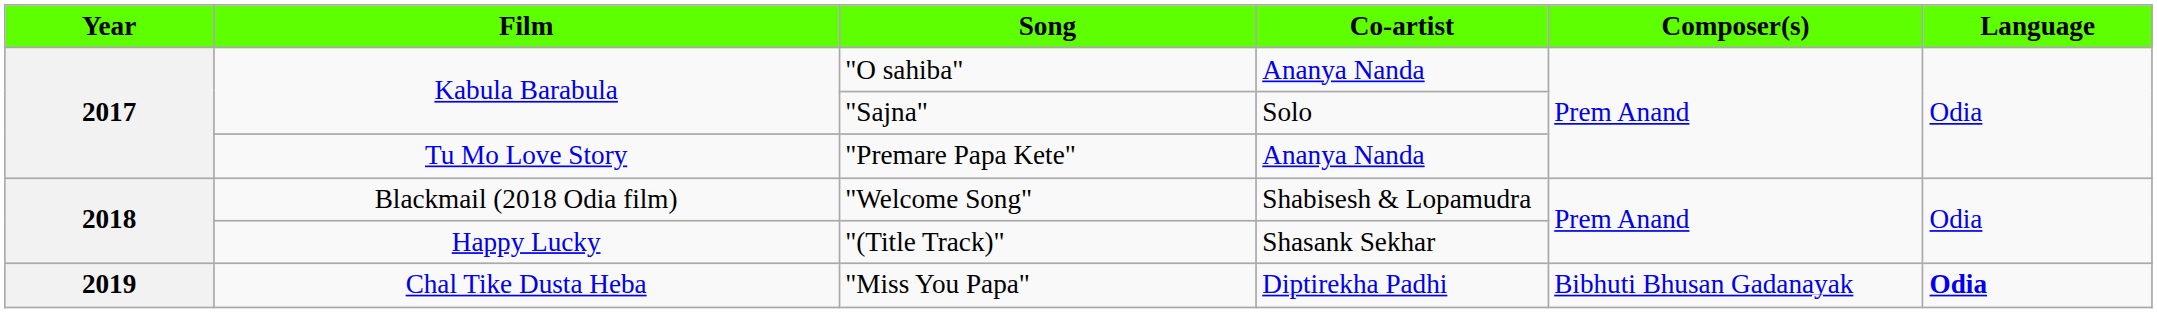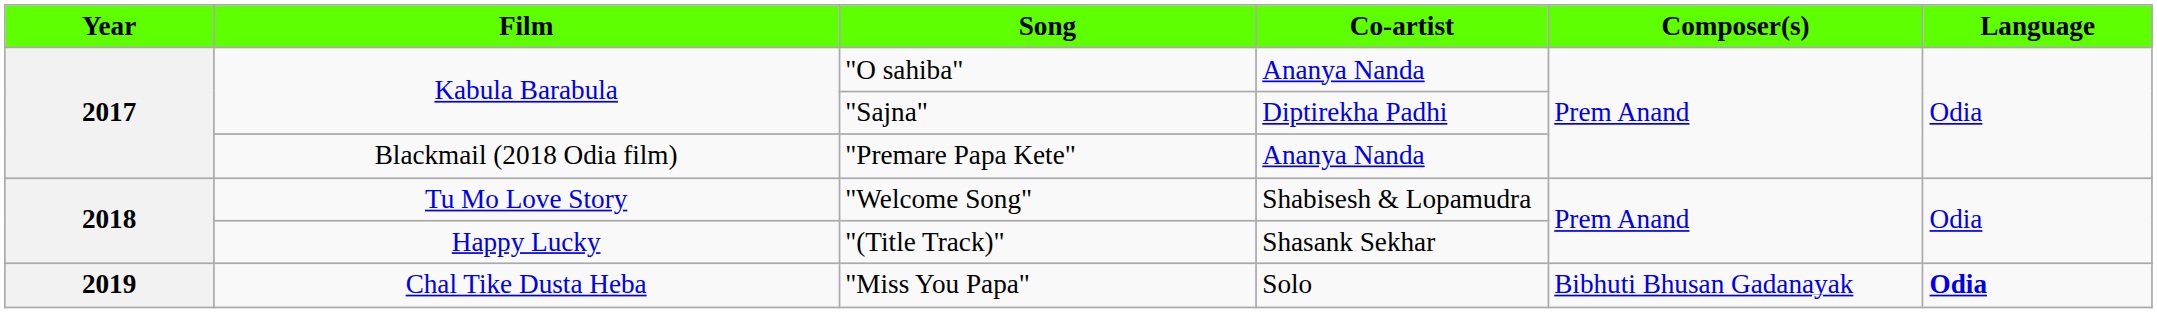(1287, 112) Solo -> (1355, 112) Diptirekha Padhi
(526, 155) Tu Mo Love Story -> (526, 155) Blackmail (2018 Odia film)
(526, 198) Blackmail (2018 Odia film) -> (526, 198) Tu Mo Love Story
(1355, 284) Diptirekha Padhi -> (1287, 284) Solo
